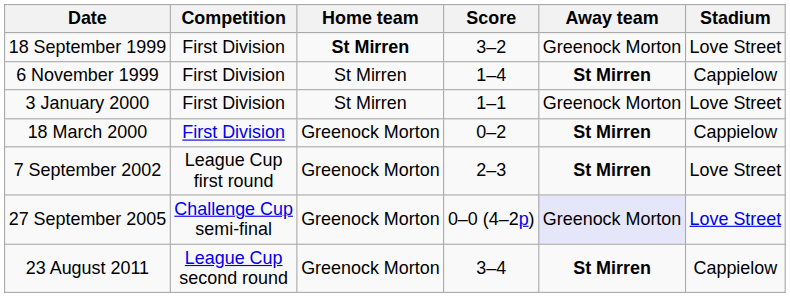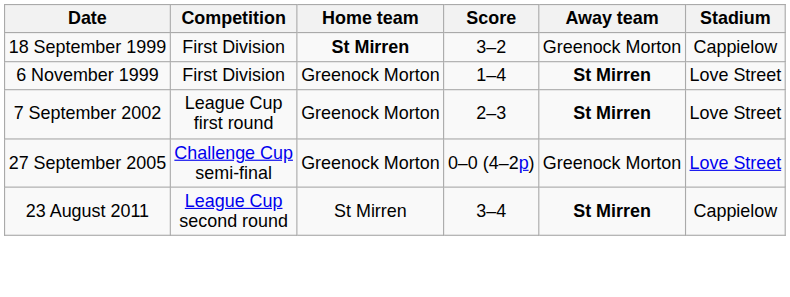(735, 47) Love Street -> (735, 47) Cappielow
(370, 75) St Mirren -> (370, 75) Greenock Morton
(735, 75) Cappielow -> (735, 75) Love Street
- row: (87, 103)
- row: (87, 132)
(612, 219) lavender background -> (612, 162) no background
(370, 268) Greenock Morton -> (370, 211) St Mirren
